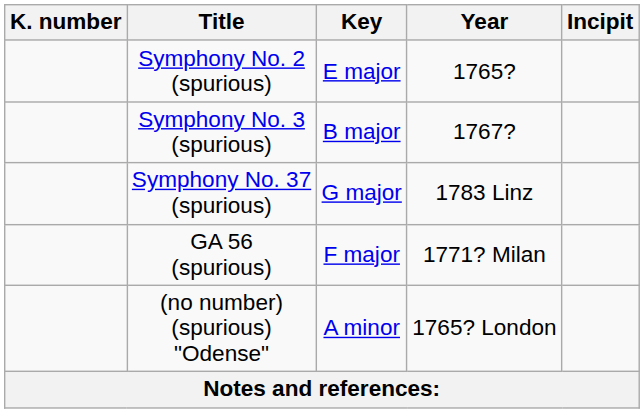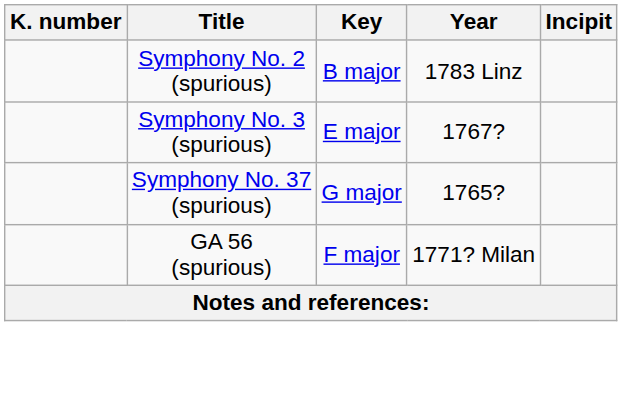(362, 70) E major -> (362, 70) B major
(484, 70) 1765? -> (474, 70) 1783 Linz
(362, 132) B major -> (362, 132) E major
(484, 193) 1783 Linz -> (474, 193) 1765?
- row: (222, 328)
